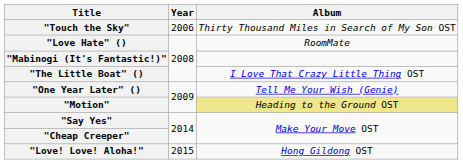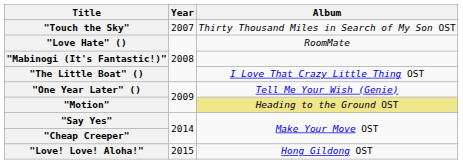(183, 28) 2006 -> (183, 28) 2007
